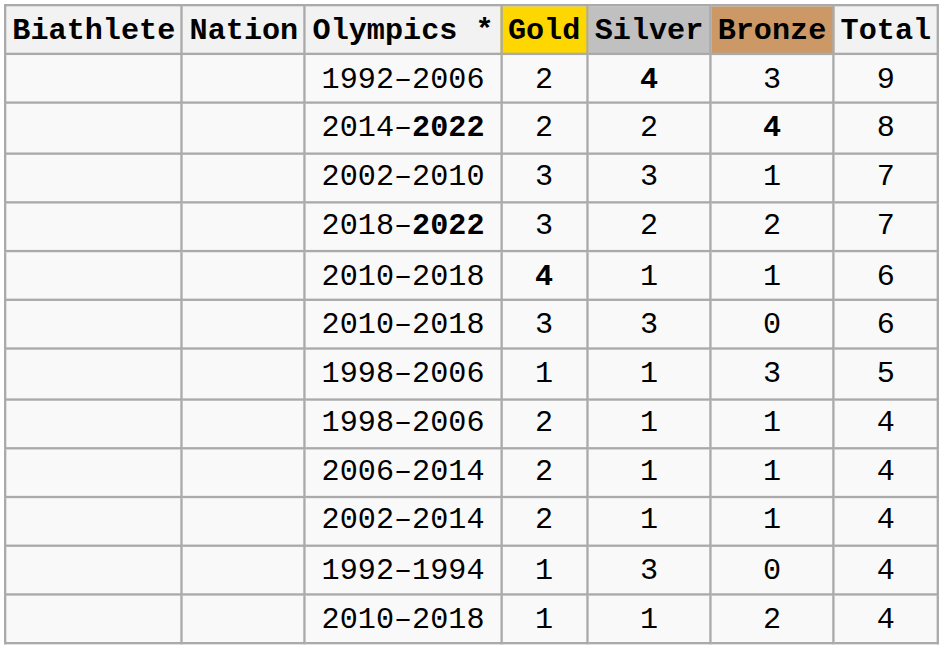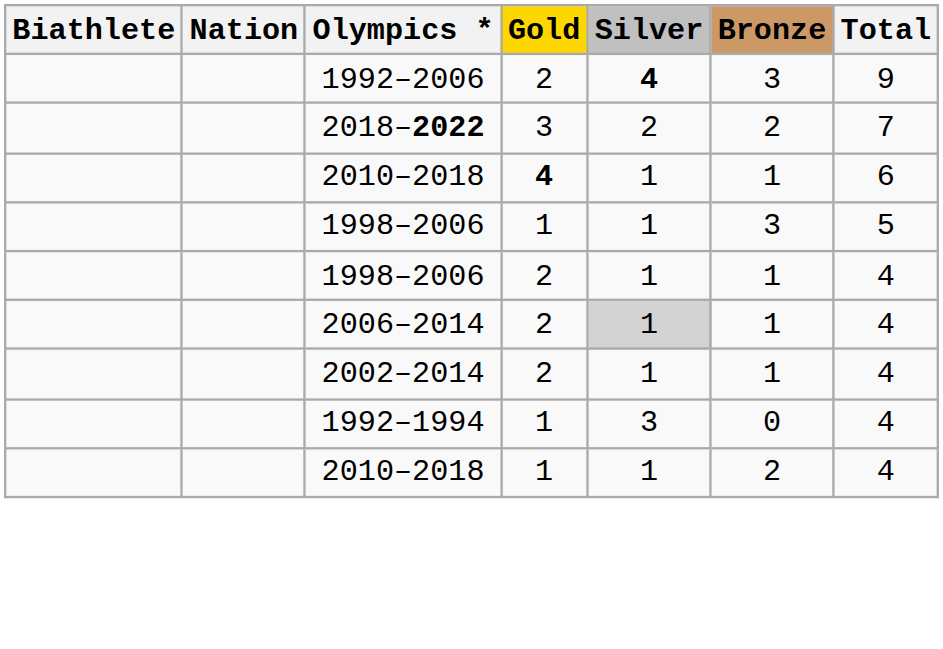- row: (403, 128)
- row: (403, 177)
- row: (403, 325)
(649, 472) no background -> (649, 325) lightgrey background
